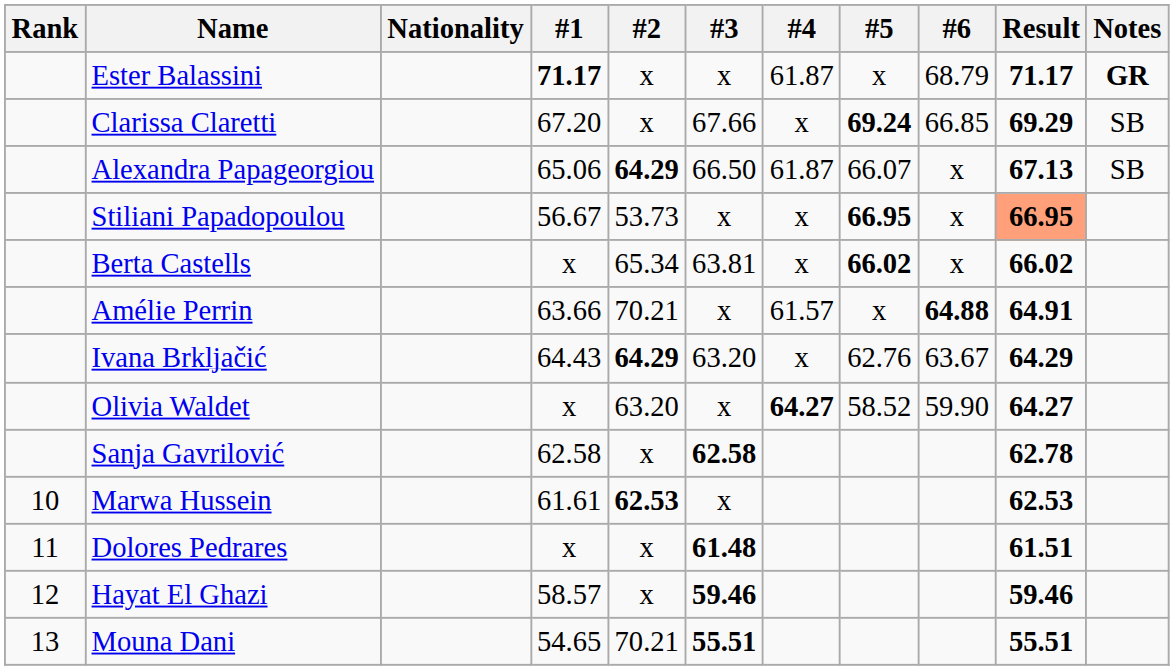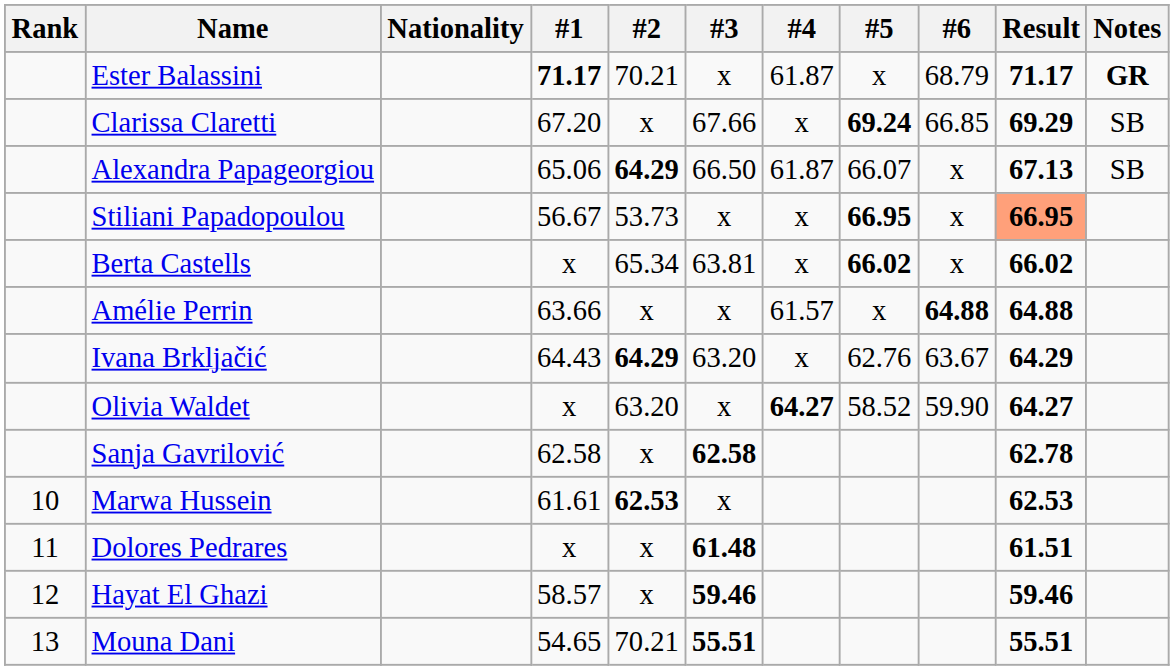(647, 75) x -> (647, 75) 70.21
(647, 310) 70.21 -> (647, 310) x
(1041, 310) 64.91 -> (1041, 310) 64.88
